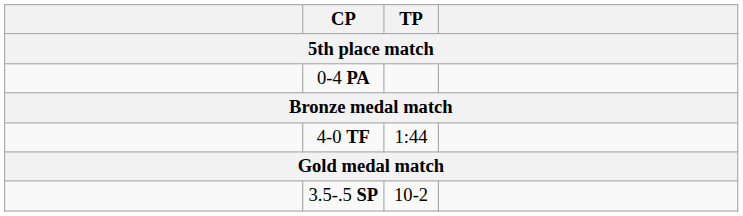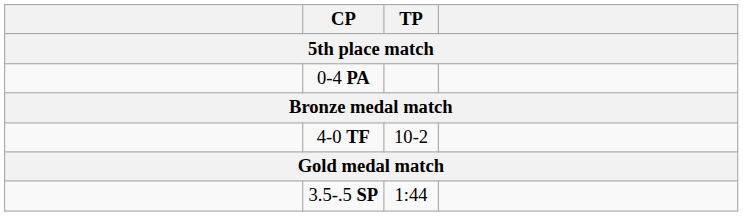(411, 136) 1:44 -> (411, 136) 10-2
(411, 195) 10-2 -> (411, 195) 1:44
